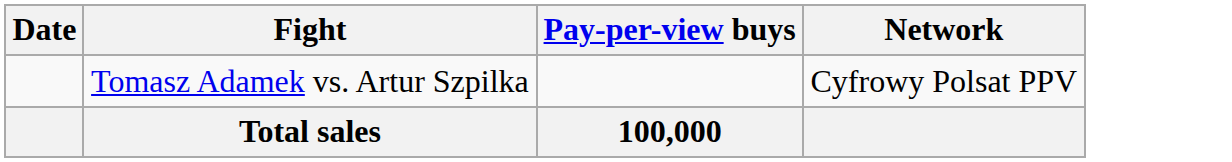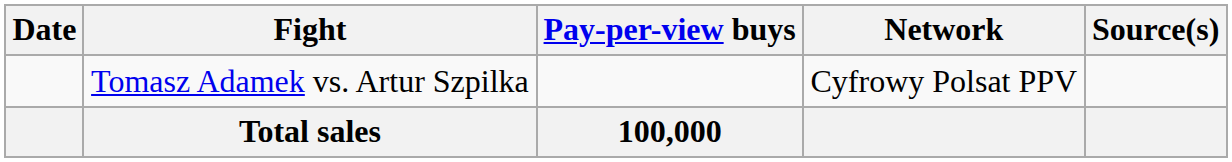+ column: (1156, 29)
